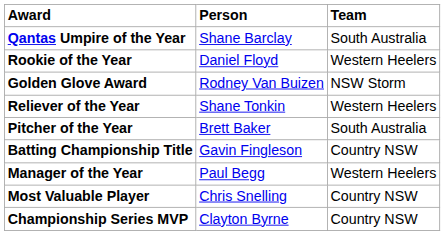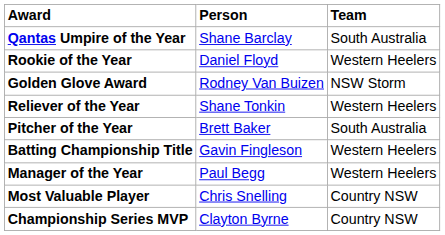(374, 151) Country NSW -> (383, 151) Western Heelers
